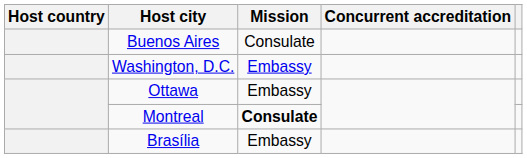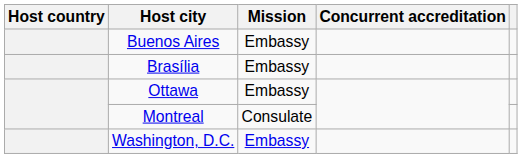(279, 41) Consulate -> (277, 41) Embassy
rows swapped: (173, 141) <-> (173, 66)
(279, 116) bold -> (277, 116) normal
